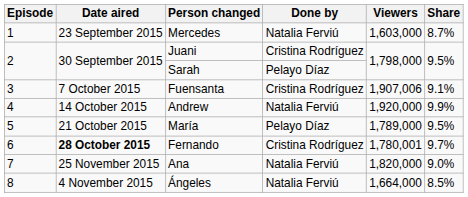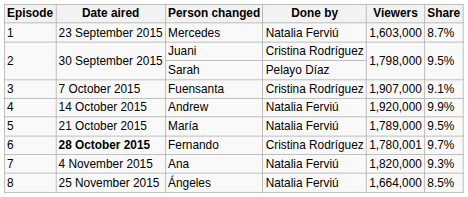(395, 88) 1,907,006 -> (395, 88) 1,907,000
(298, 126) Pelayo Díaz -> (302, 126) Natalia Ferviú
(109, 164) 25 November 2015 -> (106, 164) 4 November 2015
(441, 164) 9.0% -> (441, 164) 9.3%
(106, 182) 4 November 2015 -> (109, 182) 25 November 2015
